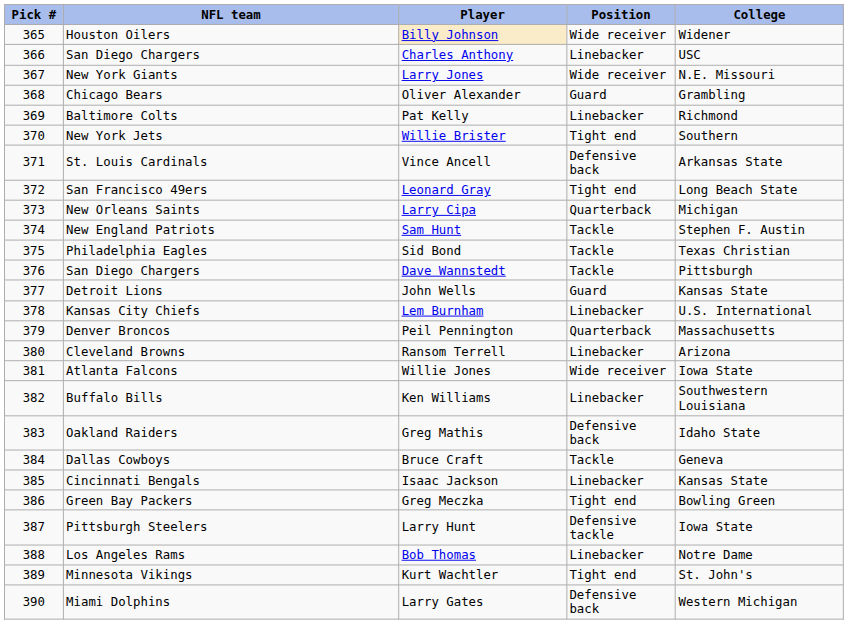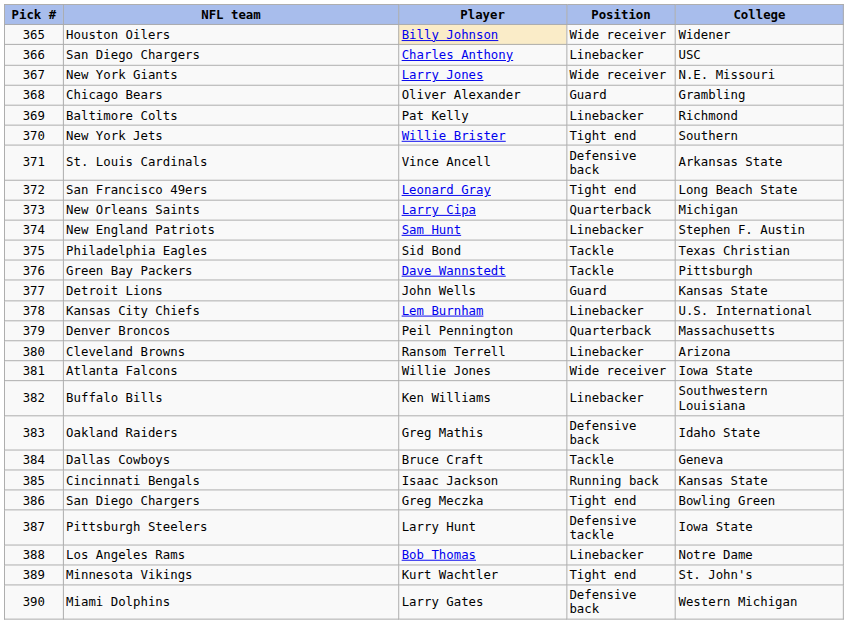(592, 230) Tackle -> (607, 230) Linebacker
(133, 270) San Diego Chargers -> (129, 270) Green Bay Packers
(607, 480) Linebacker -> (614, 480) Running back
(129, 500) Green Bay Packers -> (133, 500) San Diego Chargers
